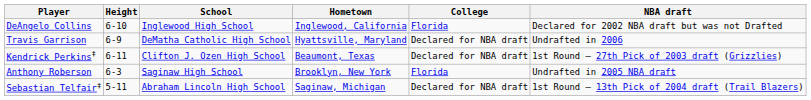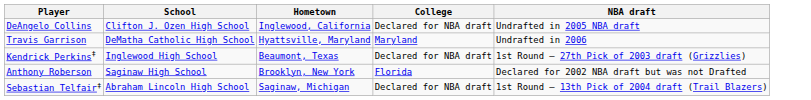- column: (122, 12)
(198, 26) Inglewood High School -> (177, 26) Clifton J. Ozen High School
(430, 26) Florida -> (433, 26) Declared for NBA draft
(657, 26) Declared for 2002 NBA draft but was not Drafted -> (568, 26) Undrafted in 2005 NBA draft
(469, 40) Declared for NBA draft -> (396, 40) Maryland
(214, 56) Clifton J. Ozen High School -> (161, 56) Inglewood High School
(604, 71) Undrafted in 2005 NBA draft -> (621, 71) Declared for 2002 NBA draft but was not Drafted
